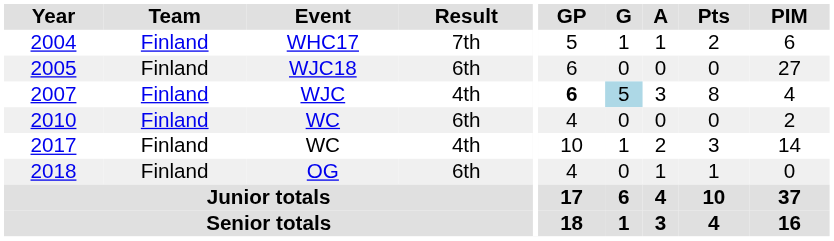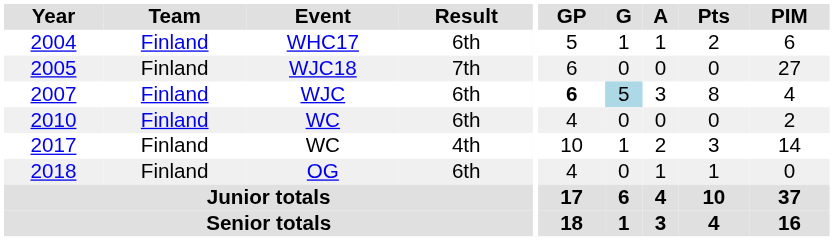(466, 42) 7th -> (466, 42) 6th
(466, 68) 6th -> (466, 68) 7th
(466, 94) 4th -> (466, 94) 6th
